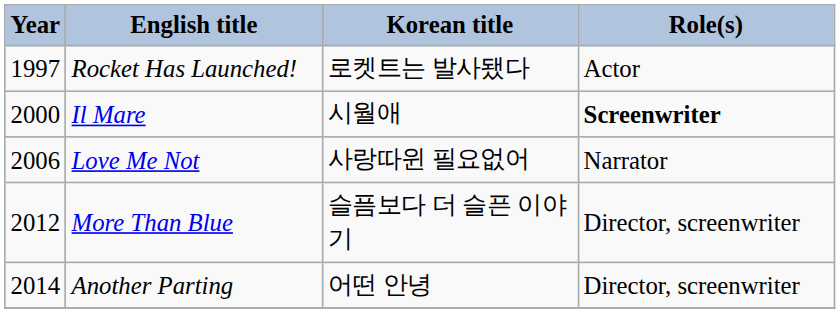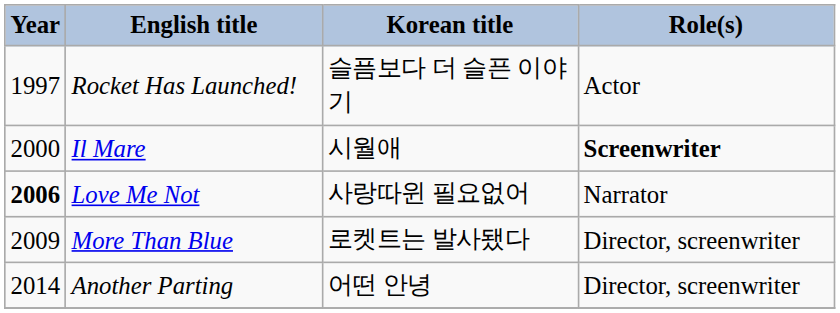(429, 67) 로켓트는 발사됐다 -> (447, 84) 슬픔보다 더 슬픈 이야기
(35, 159) normal -> (35, 194) bold
(35, 222) 2012 -> (35, 239) 2009
(447, 221) 슬픔보다 더 슬픈 이야기 -> (429, 239) 로켓트는 발사됐다
